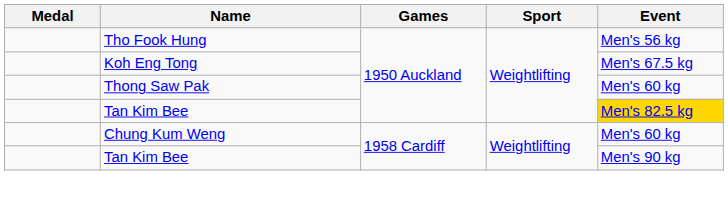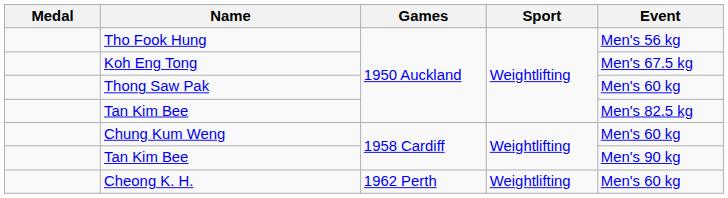(647, 110) gold background -> (647, 110) no background
+ row: (149, 181)
